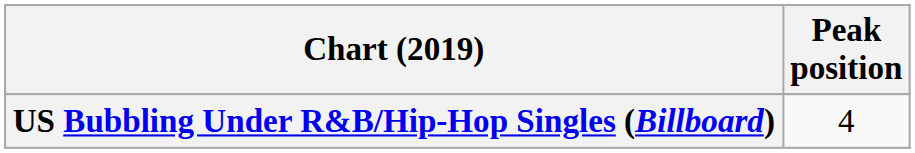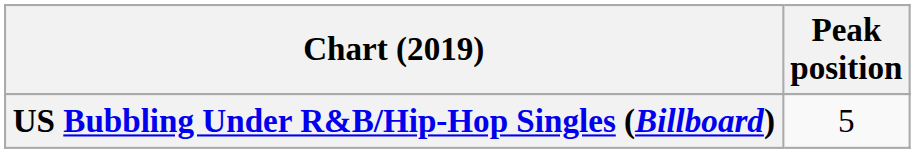(846, 120) 4 -> (846, 120) 5
